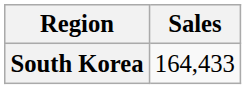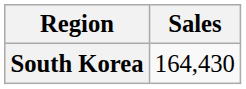(195, 63) 164,433 -> (195, 63) 164,430
